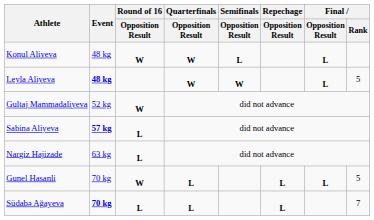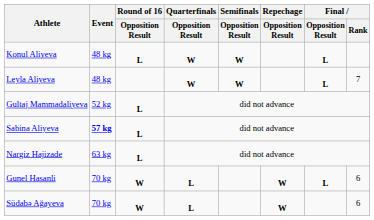(140, 59) W -> (140, 59) L
(239, 59) L -> (239, 59) W
(102, 79) bold -> (101, 79) normal
(358, 79) 5 -> (358, 79) 7
(140, 109) W -> (140, 109) L
(282, 183) L -> (282, 183) W
(358, 178) 5 -> (358, 178) 6
(102, 203) bold -> (101, 203) normal
(140, 208) L -> (140, 208) W
(282, 208) L -> (282, 208) W
(358, 203) 7 -> (358, 203) 6
